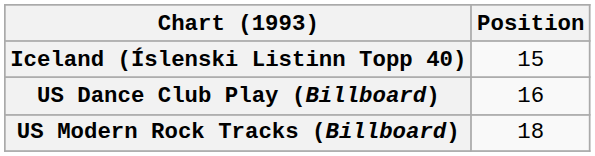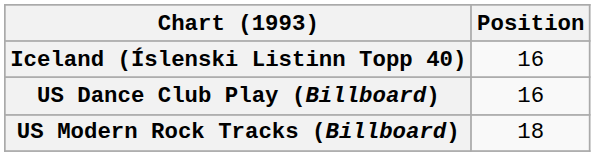(531, 60) 15 -> (531, 60) 16
